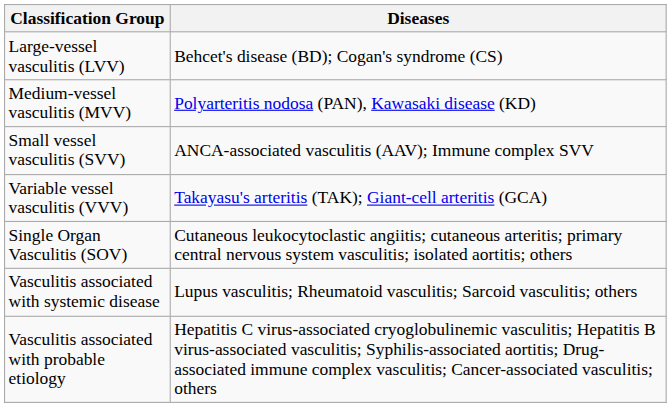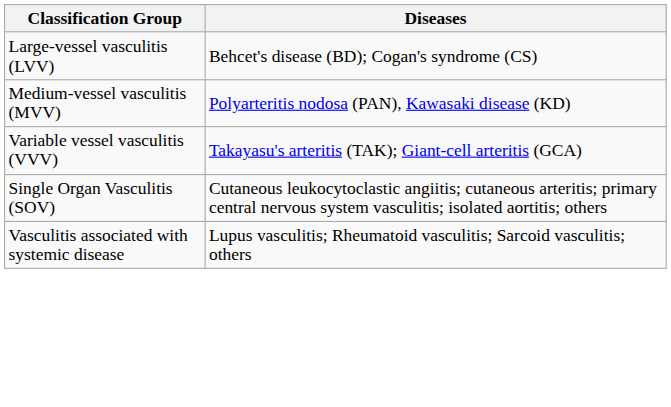- row: (67, 150)
- row: (80, 359)
